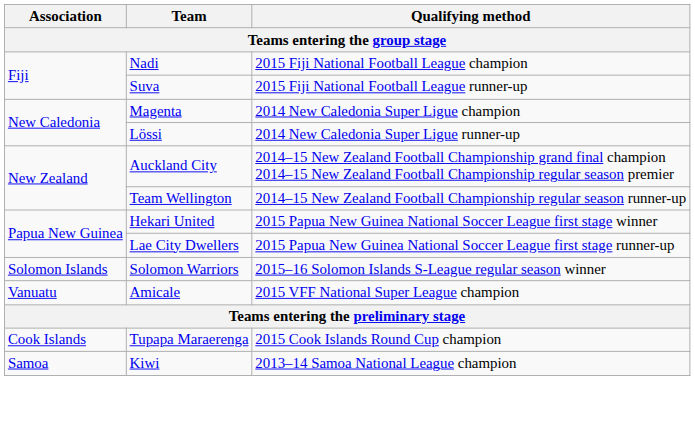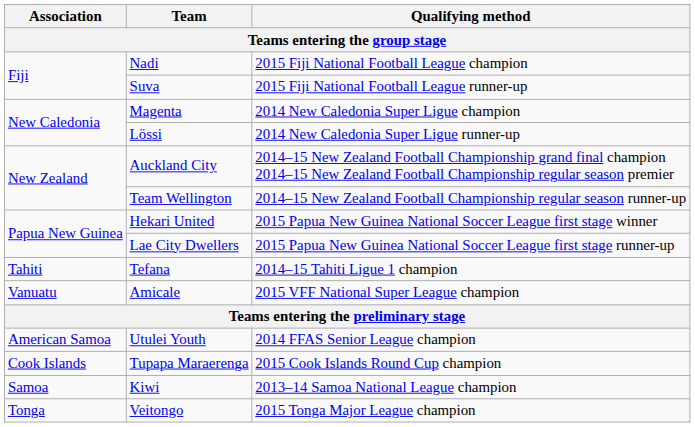- row: (184, 269)
+ row: (150, 269)
+ row: (168, 339)
+ row: (156, 410)
